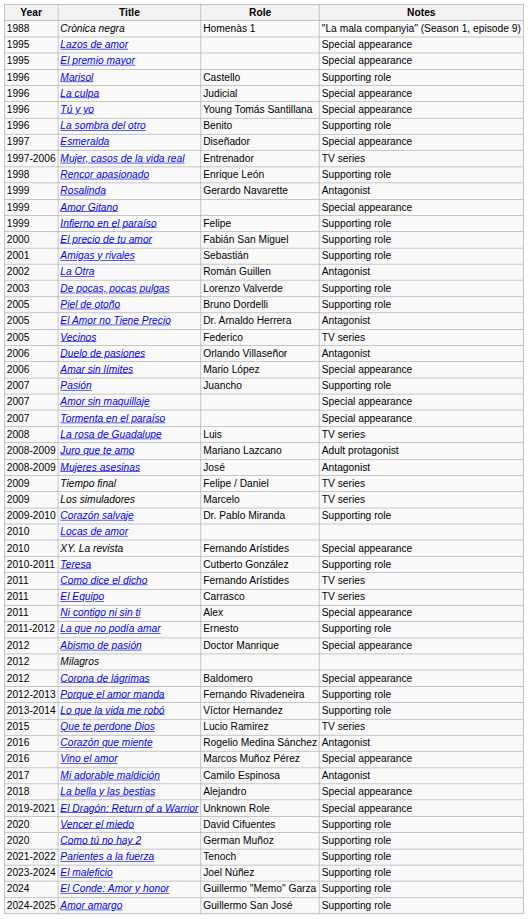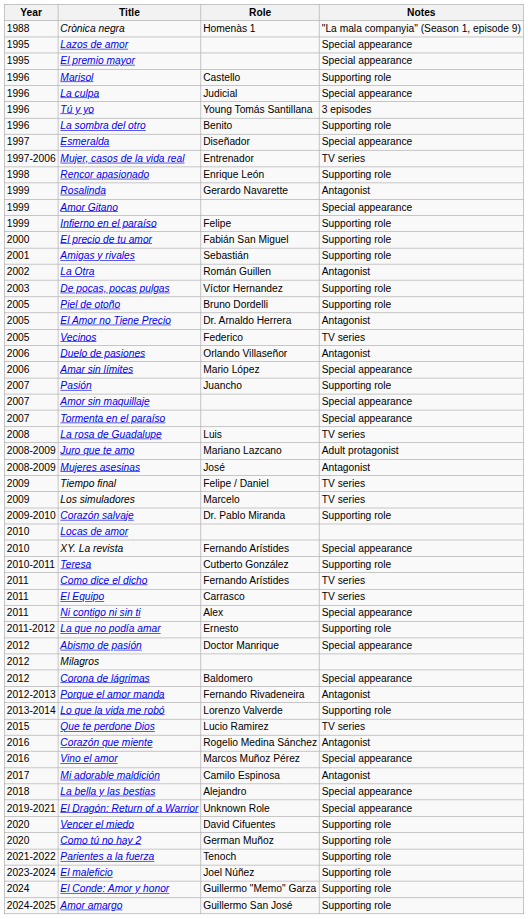(367, 110) Special appearance -> (347, 110) 3 episodes
(243, 288) Lorenzo Valverde -> (243, 288) Víctor Hernandez
(356, 694) Supporting role -> (346, 694) Antagonist
(243, 710) Víctor Hernandez -> (243, 710) Lorenzo Valverde
